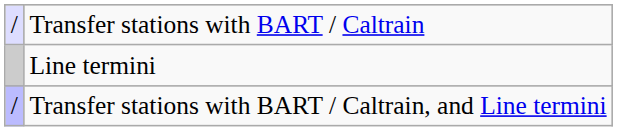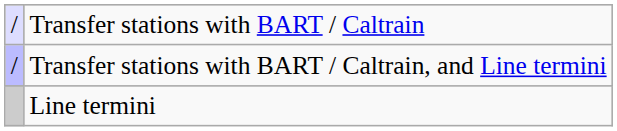rows swapped: (318, 105) <-> (93, 65)
